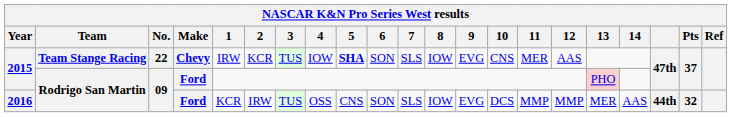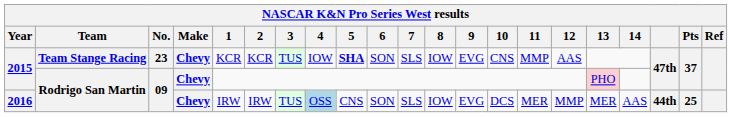(161, 58) 22 -> (161, 58) 23
(229, 58) IRW -> (229, 58) KCR
(534, 58) MER -> (534, 58) MMP
(193, 79) Ford -> (193, 79) Chevy
(193, 100) Ford -> (193, 100) Chevy
(229, 100) KCR -> (229, 100) IRW
(320, 100) no background -> (320, 100) lightblue background
(534, 100) MMP -> (534, 100) MER
(691, 100) 32 -> (691, 100) 25
